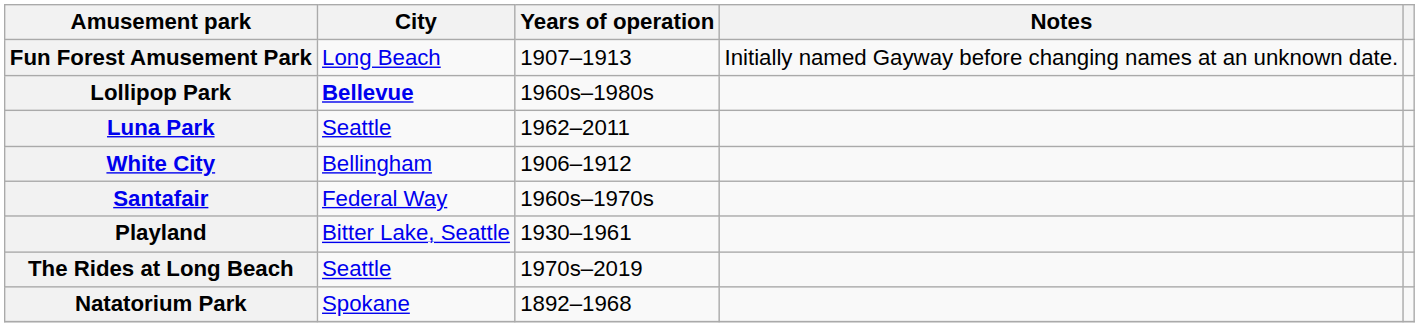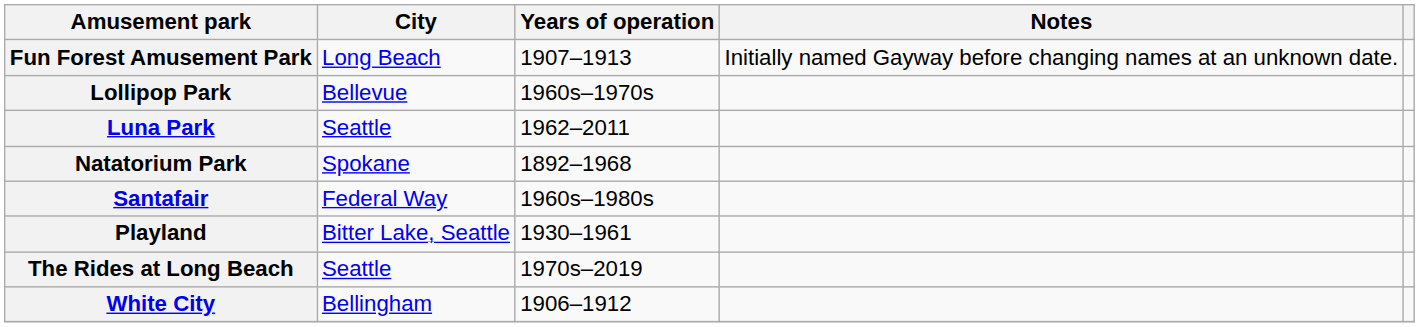(368, 92) bold -> (365, 92) normal
(587, 92) 1960s–1980s -> (587, 92) 1960s–1970s
rows swapped: (161, 304) <-> (161, 163)
(587, 198) 1960s–1970s -> (587, 198) 1960s–1980s
